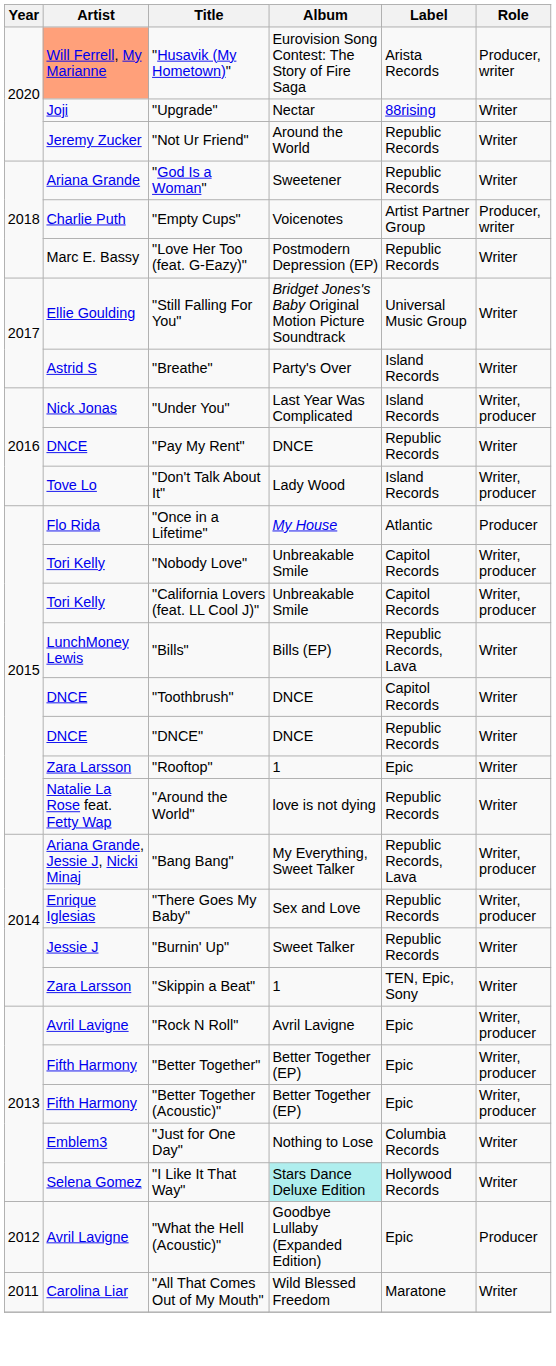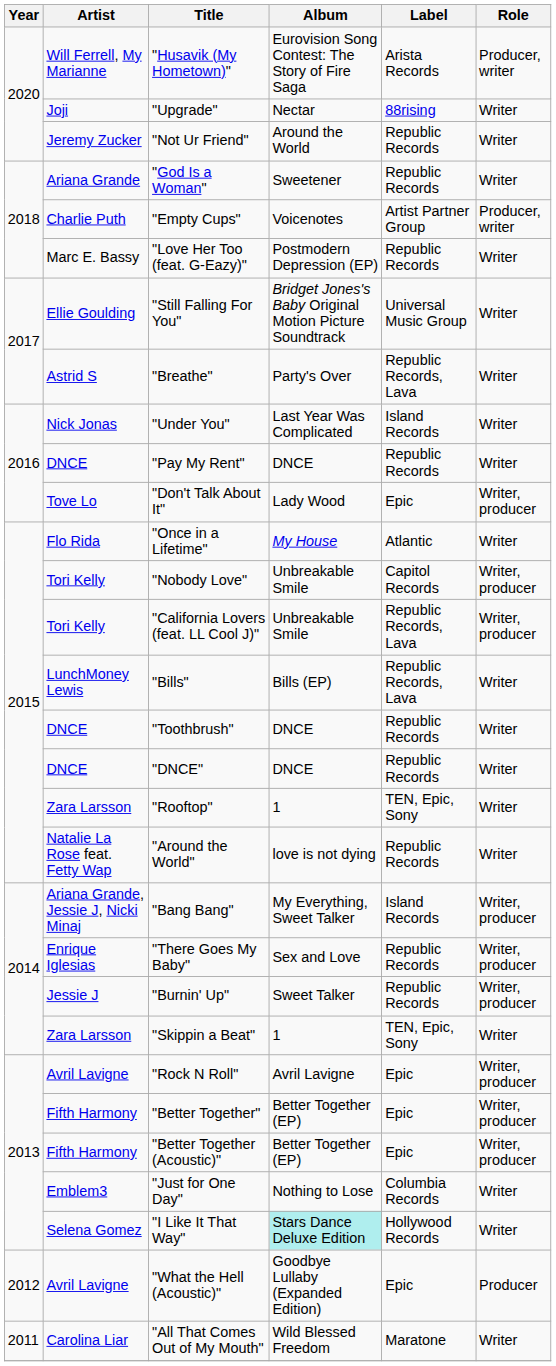(94, 63) lightsalmon background -> (94, 63) no background
(412, 368) Island Records -> (414, 376) Republic Records, Lava
(508, 407) Writer, producer -> (498, 423) Writer
(412, 485) Island Records -> (399, 502) Epic
(508, 524) Producer -> (498, 541) Writer
(412, 602) Capitol Records -> (414, 627) Republic Records, Lava
(412, 697) Capitol Records -> (413, 729) Republic Records
(399, 767) Epic -> (420, 807) TEN, Epic, Sony
(414, 861) Republic Records, Lava -> (412, 910) Island Records
(498, 947) Writer -> (508, 996) Writer, producer
